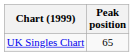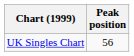(108, 42) 65 -> (108, 42) 56
